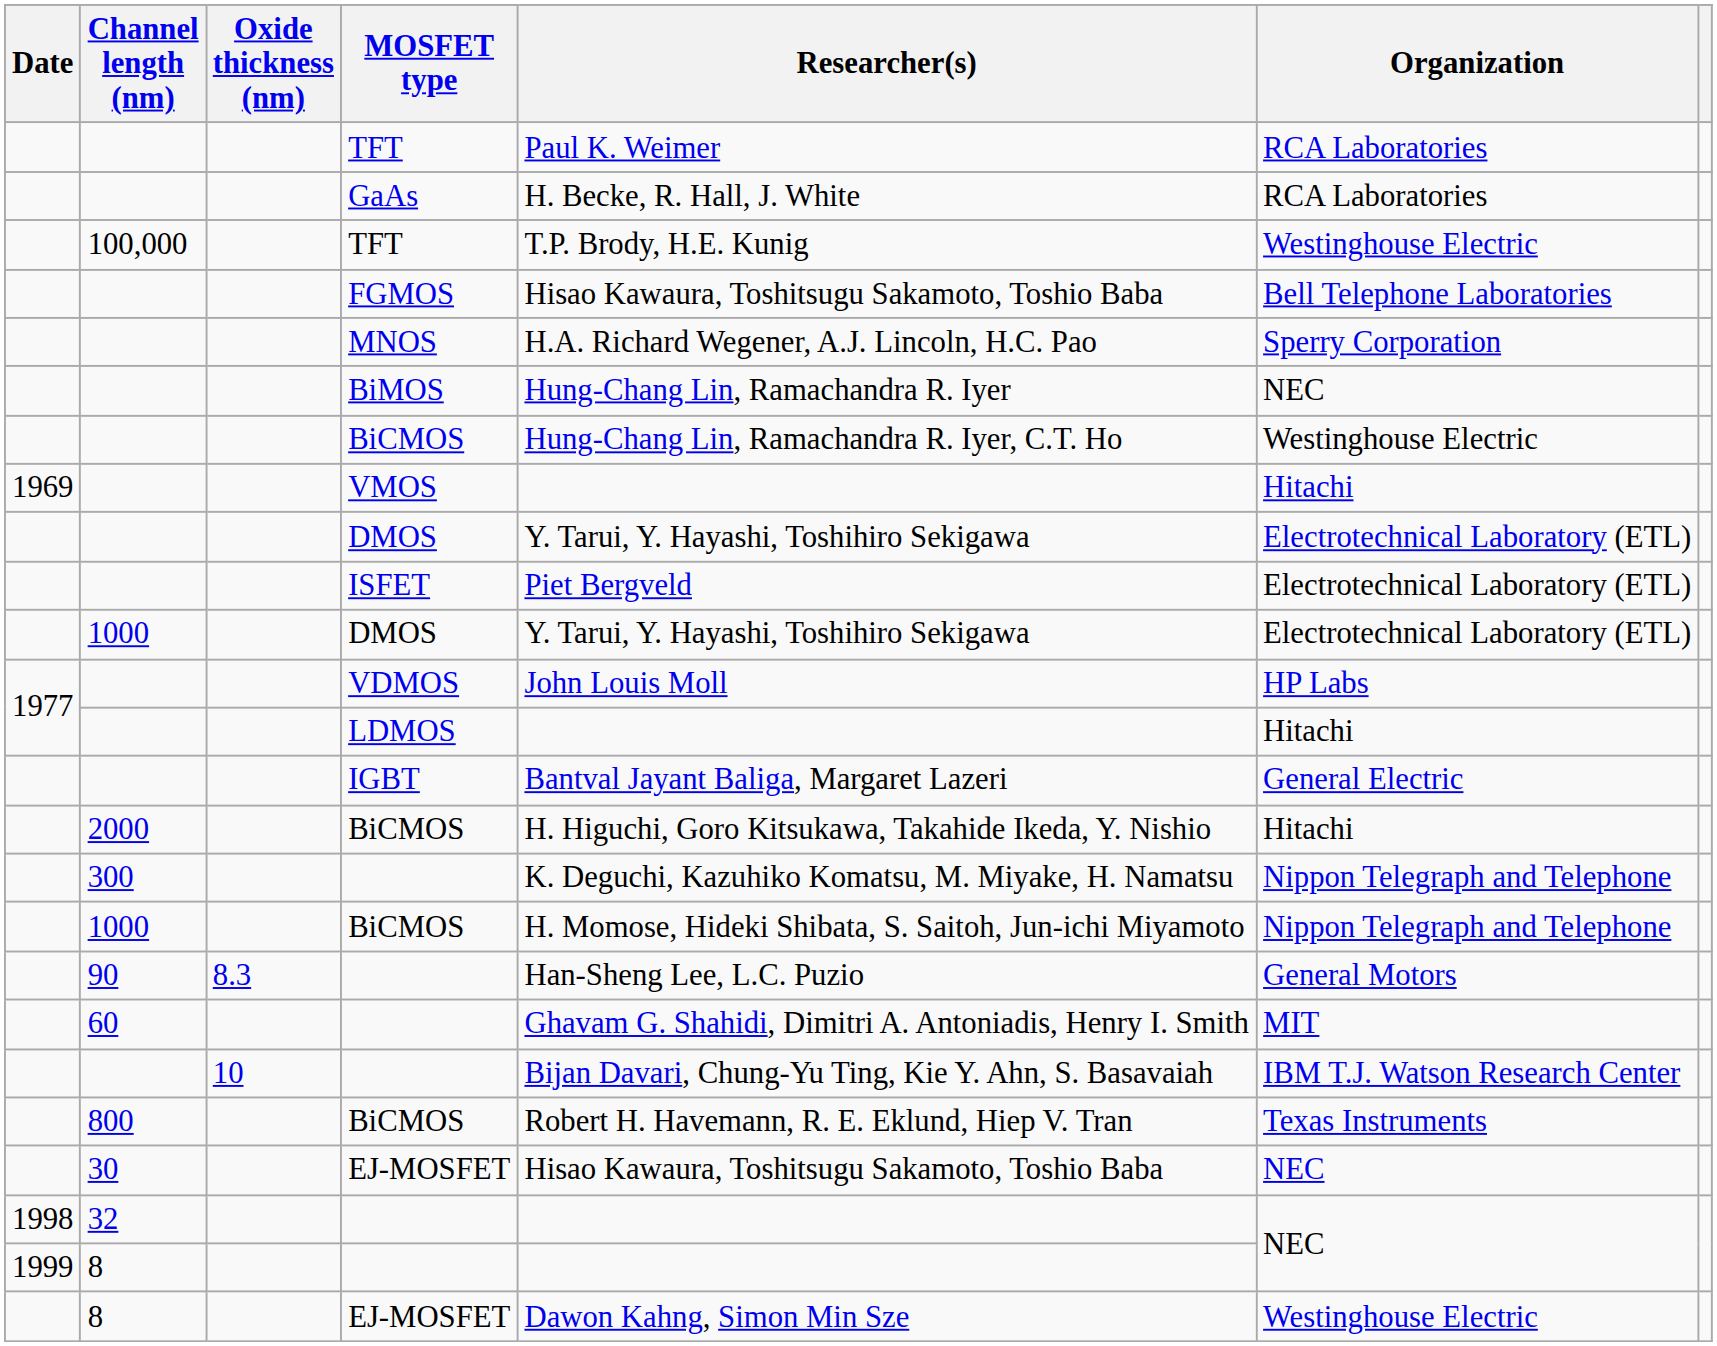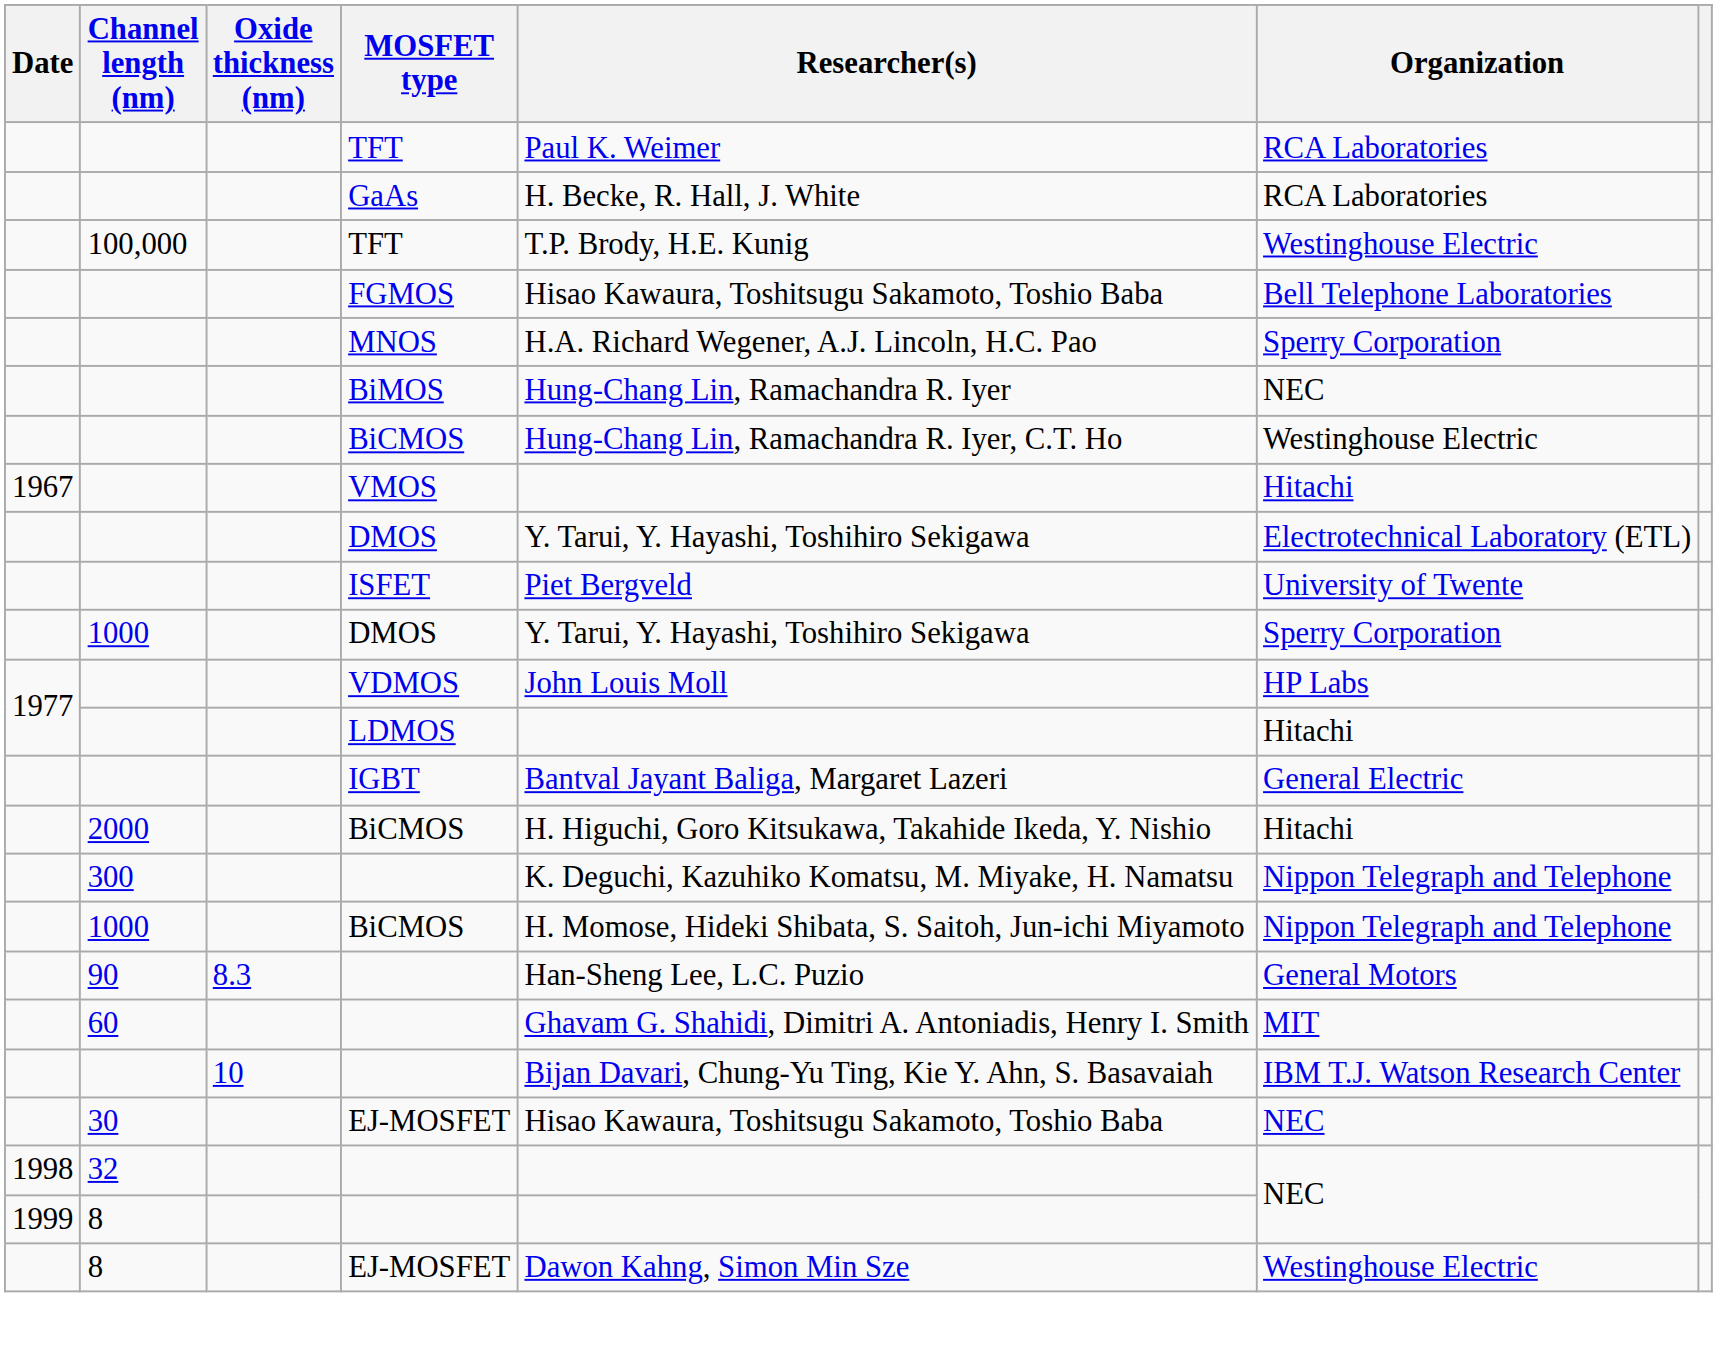(43, 487) 1969 -> (43, 487) 1967
(1477, 585) Electrotechnical Laboratory (ETL) -> (1393, 585) University of Twente
(1477, 633) Electrotechnical Laboratory (ETL) -> (1382, 633) Sperry Corporation
- row: (111, 1121)
